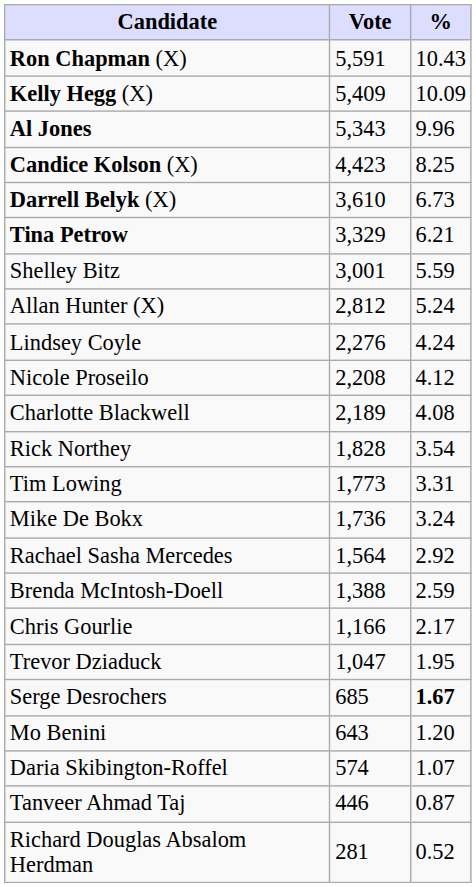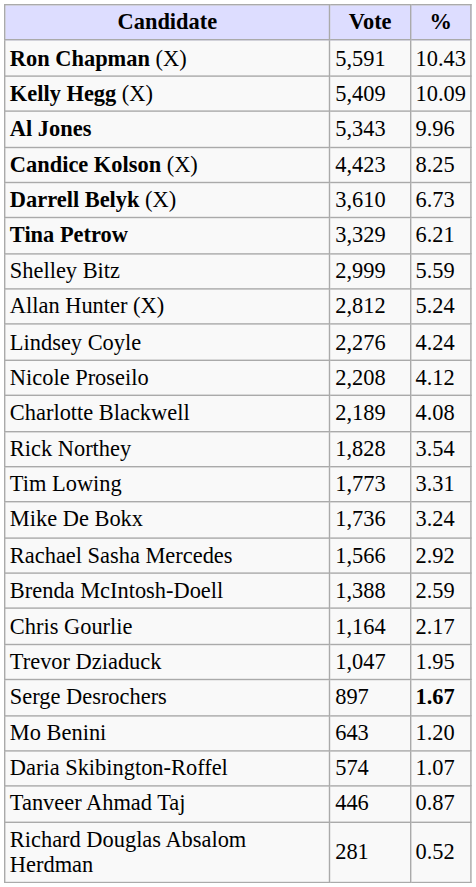(360, 270) 3,001 -> (360, 270) 2,999
(360, 555) 1,564 -> (360, 555) 1,566
(360, 626) 1,166 -> (360, 626) 1,164
(352, 697) 685 -> (352, 697) 897
